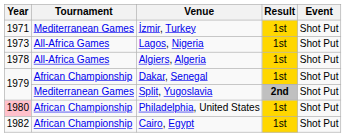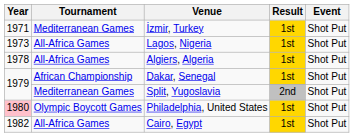(280, 92) bold -> (288, 92) normal
(83, 108) African Championship -> (88, 108) Olympic Boycott Games
(83, 124) African Championship -> (72, 124) All-Africa Games
